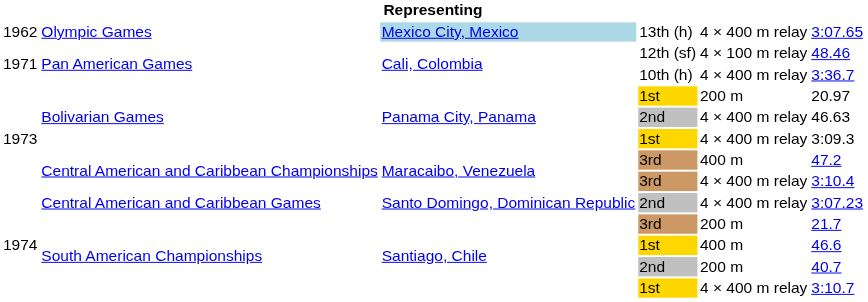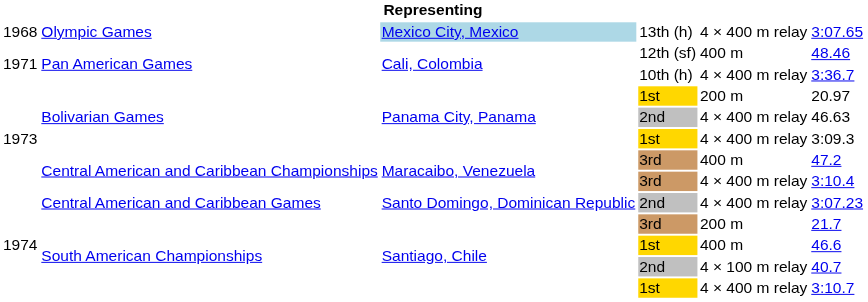(20, 31) 1962 -> (20, 31) 1968
(754, 53) 4 × 100 m relay -> (722, 53) 400 m
(722, 266) 200 m -> (754, 266) 4 × 100 m relay
